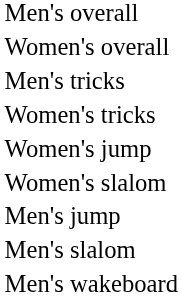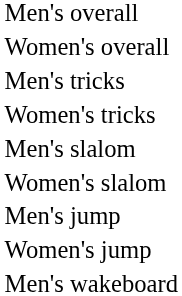rows swapped: (70, 250) <-> (78, 148)
